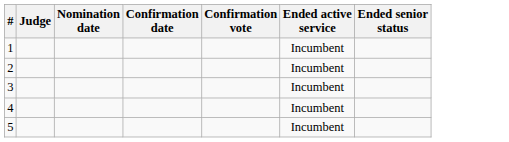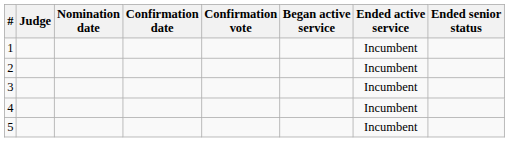+ column: (317, 21)
